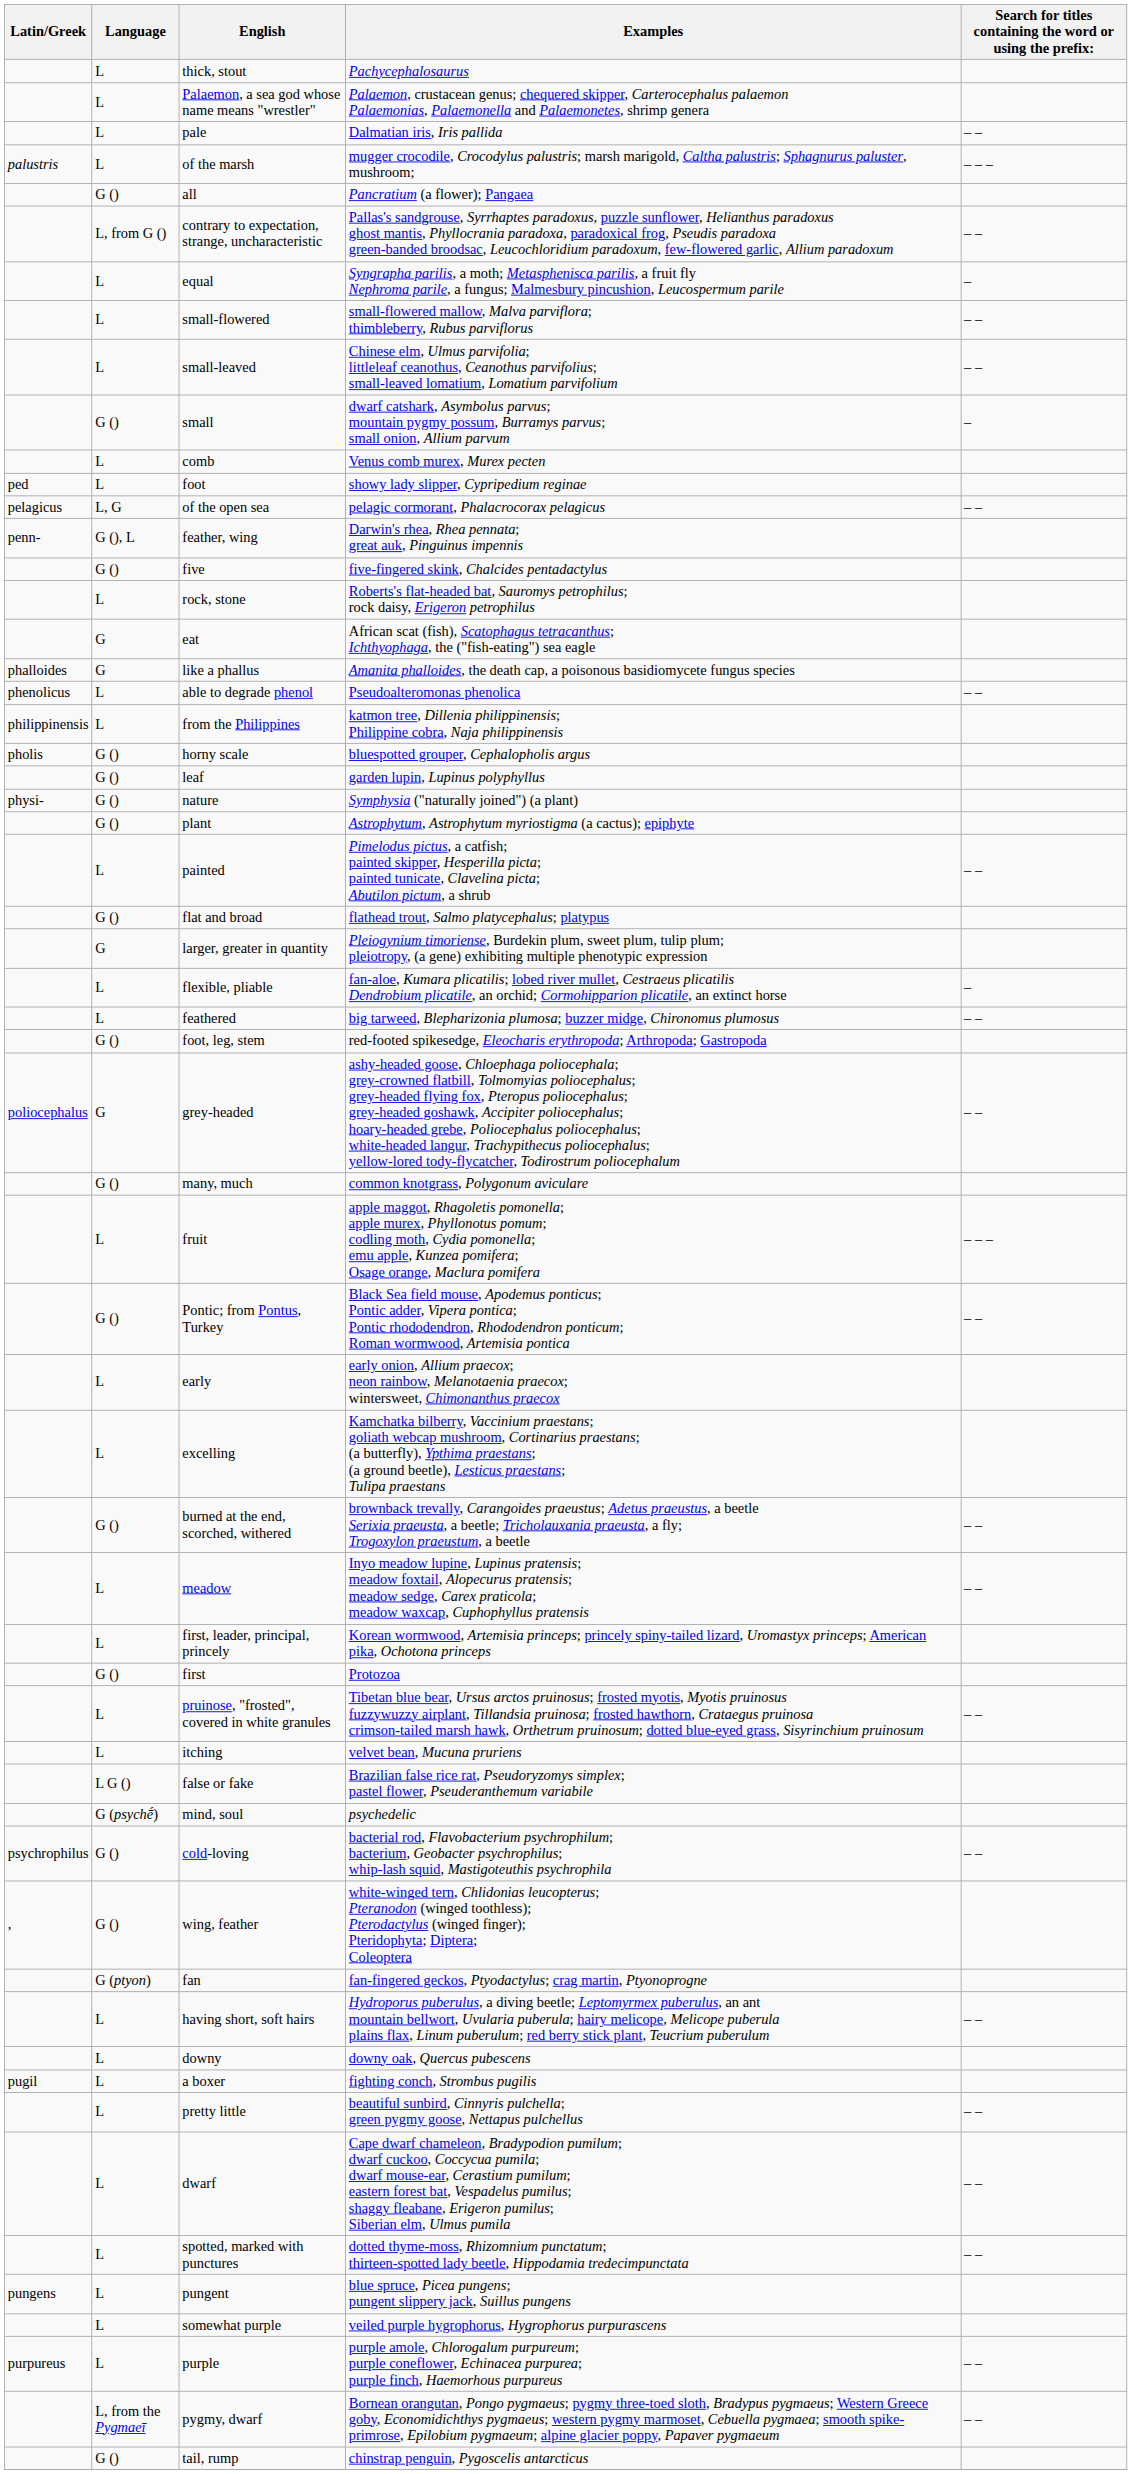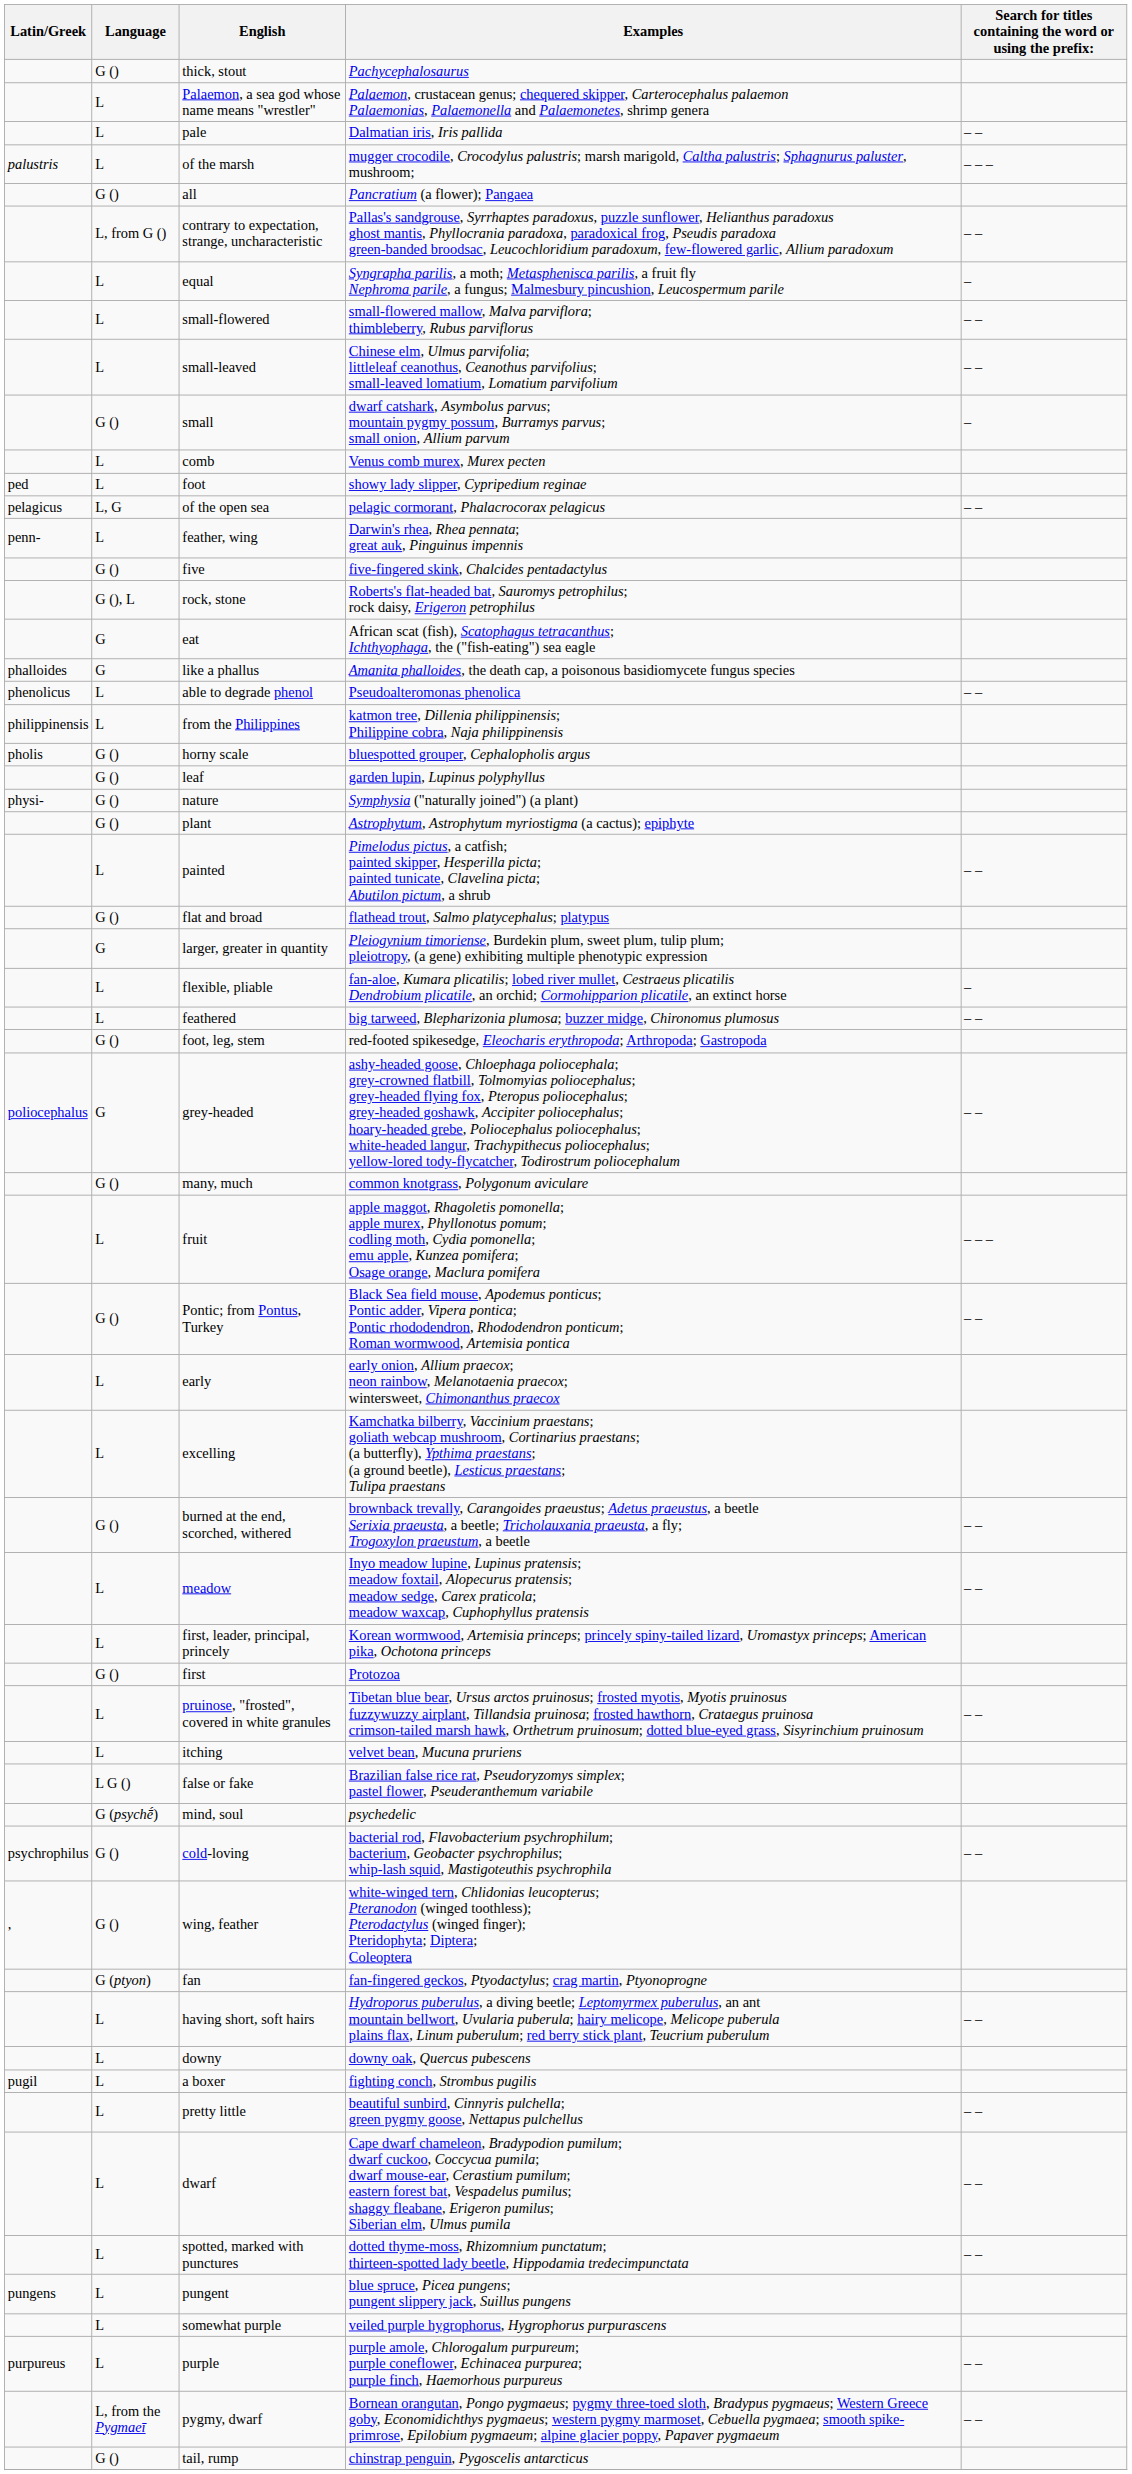(100, 71) L -> (107, 71) G ()
(115, 538) G (), L -> (100, 538) L
(100, 600) L -> (115, 600) G (), L
